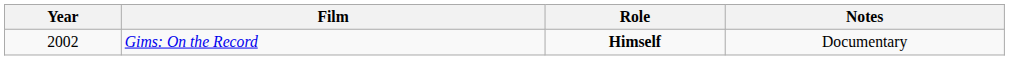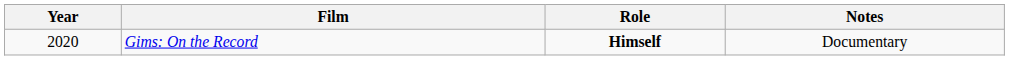(63, 41) 2002 -> (63, 41) 2020
